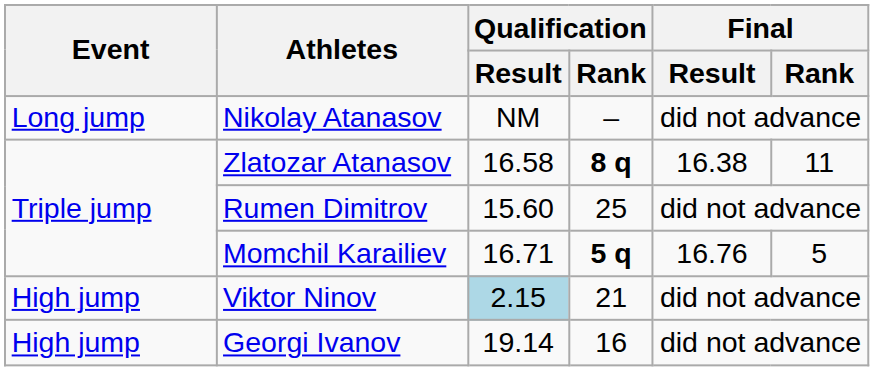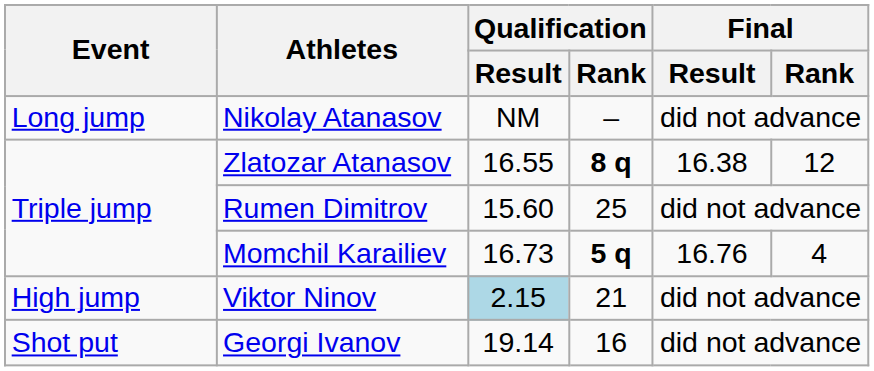(518, 163) 16.58 -> (518, 163) 16.55
(819, 163) 11 -> (819, 163) 12
(518, 253) 16.71 -> (518, 253) 16.73
(819, 253) 5 -> (819, 253) 4
(76, 343) High jump -> (65, 343) Shot put
